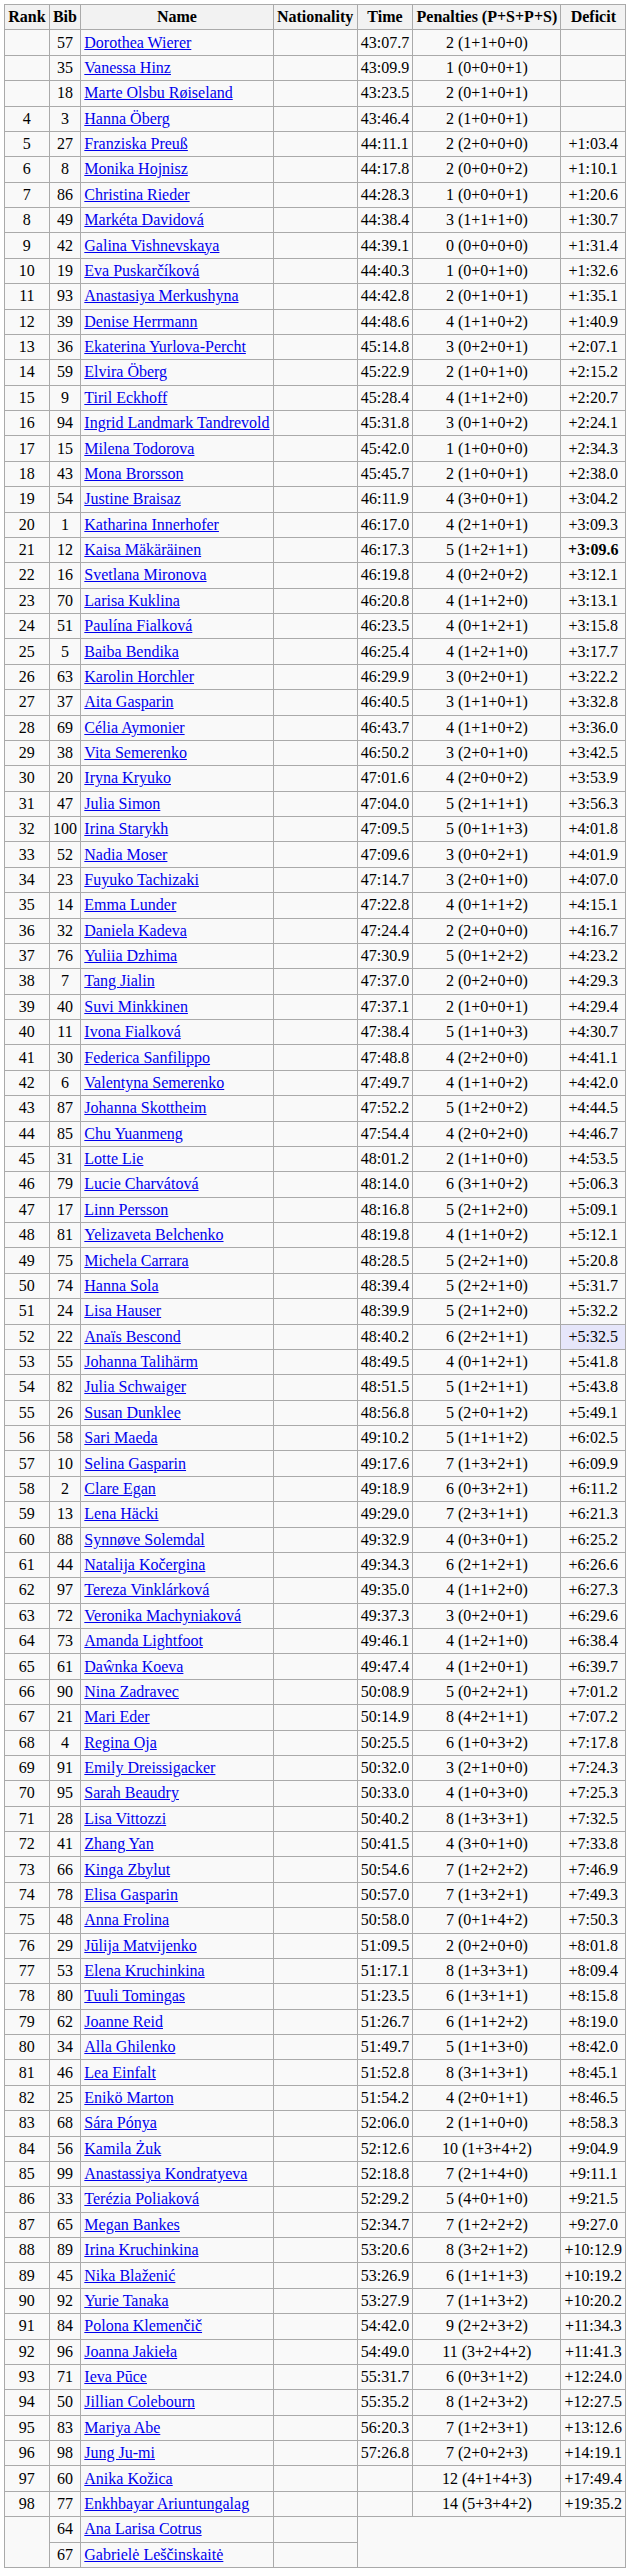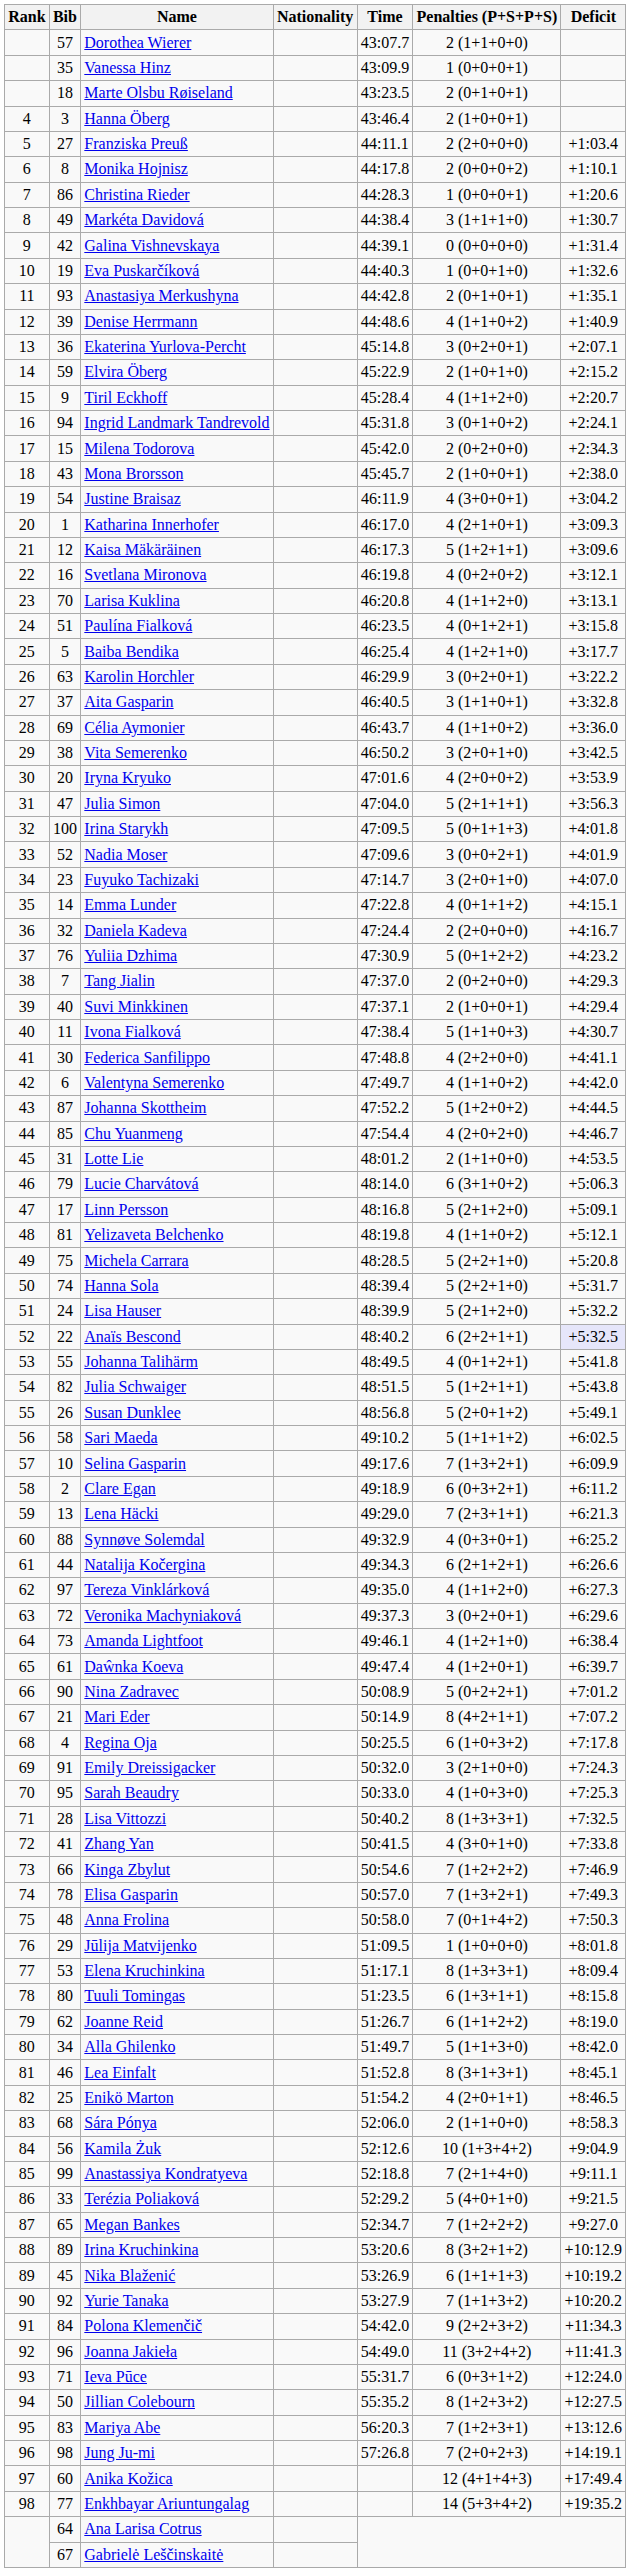(487, 448) 1 (1+0+0+0) -> (487, 448) 2 (0+2+0+0)
(593, 550) bold -> (593, 550) normal
(487, 1945) 2 (0+2+0+0) -> (487, 1945) 1 (1+0+0+0)
